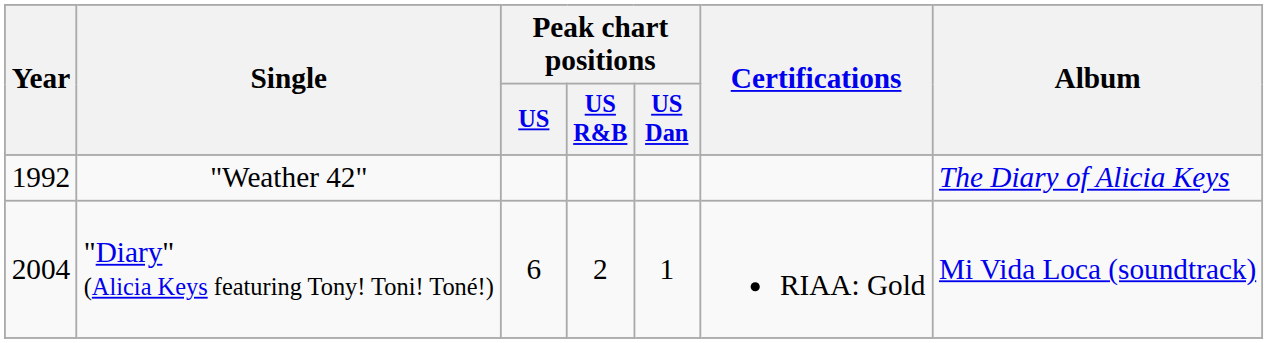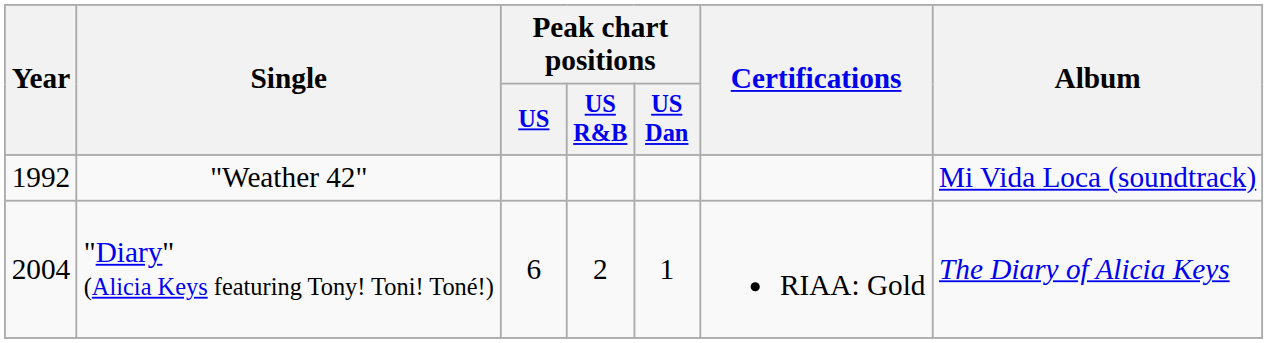(1084, 177) The Diary of Alicia Keys -> (1098, 177) Mi Vida Loca (soundtrack)
(1098, 269) Mi Vida Loca (soundtrack) -> (1084, 269) The Diary of Alicia Keys
